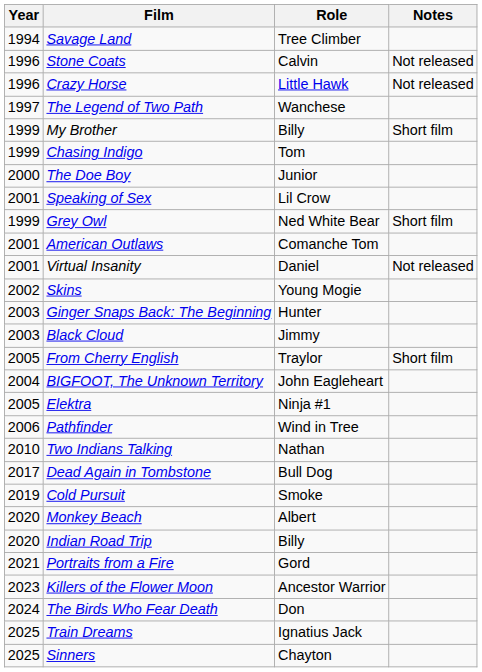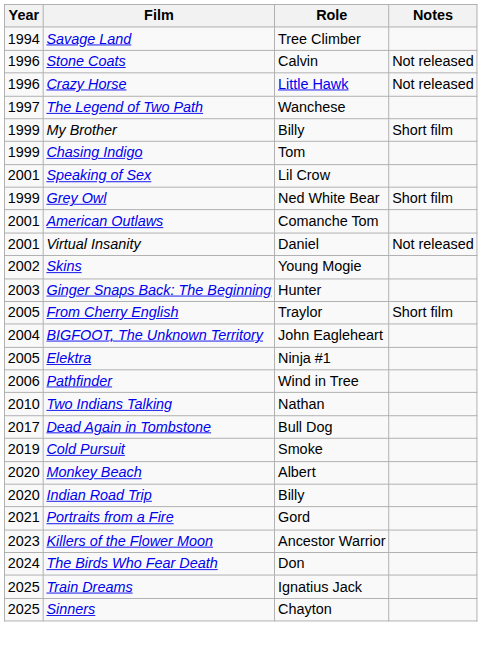- row: (88, 175)
- row: (85, 335)
